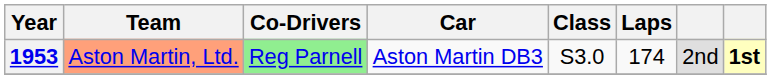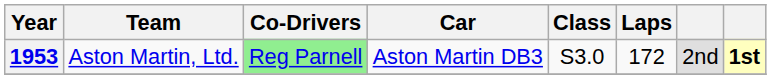(154, 57) lightsalmon background -> (154, 57) no background
(647, 57) 174 -> (647, 57) 172
